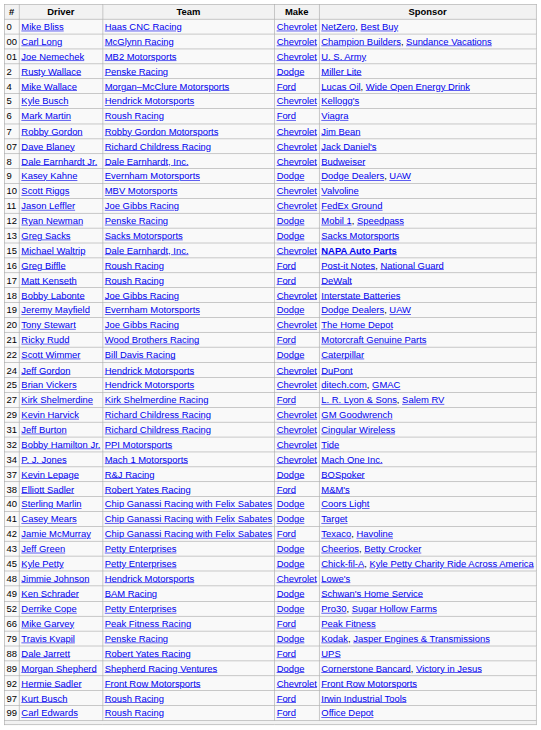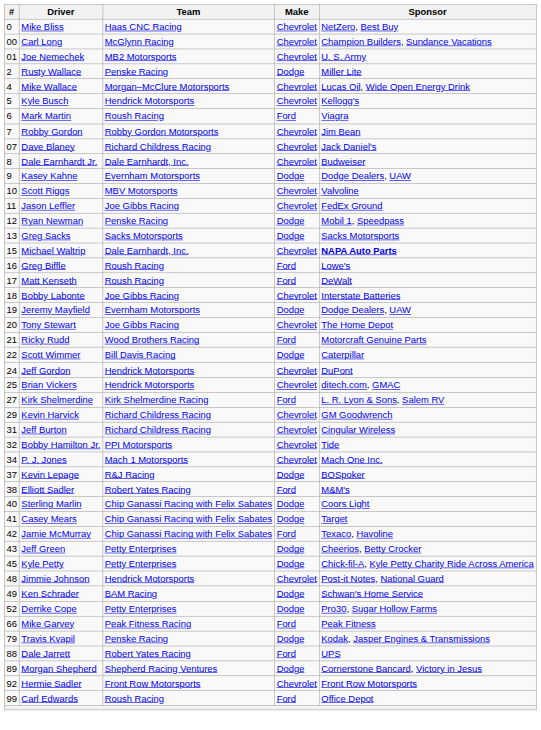(286, 87) Ford -> (297, 87) Chevrolet
(383, 266) Post-it Notes, National Guard -> (336, 266) Lowe's
(336, 579) Lowe's -> (383, 579) Post-it Notes, National Guard
- row: (44, 698)
